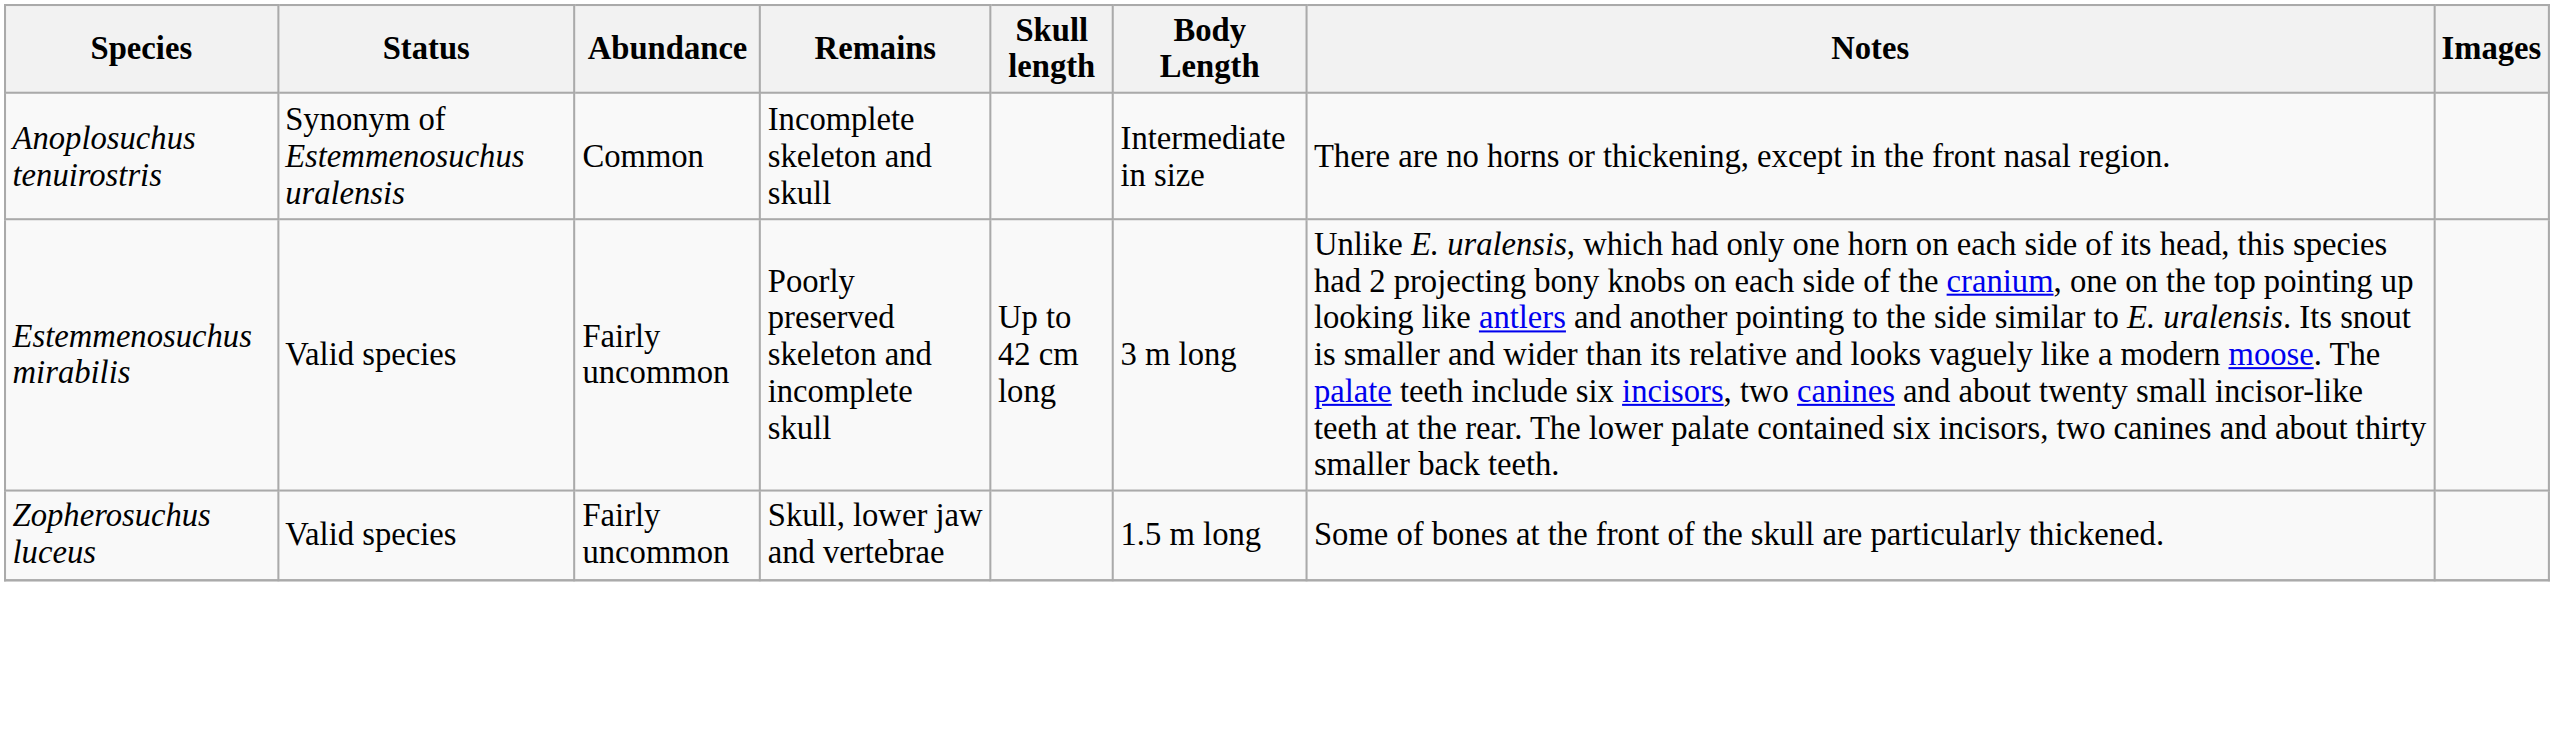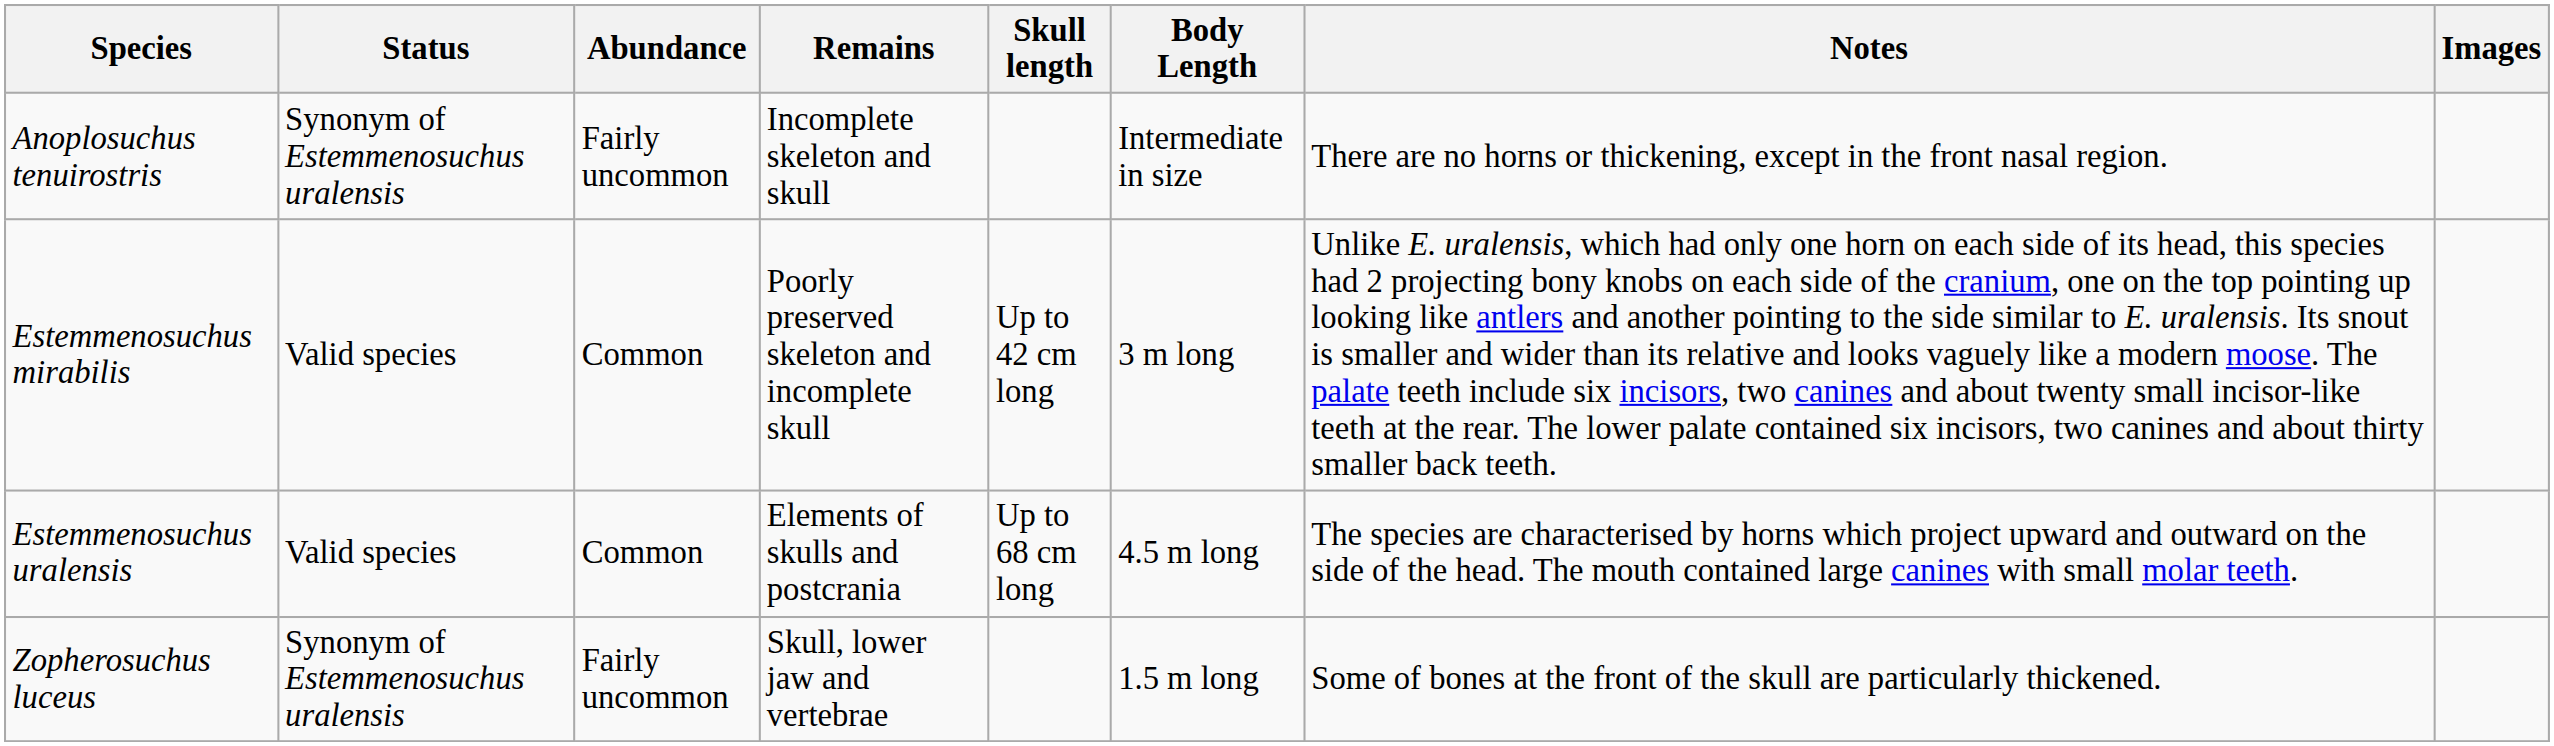(643, 155) Common -> (655, 155) Fairly uncommon
(656, 354) Fairly uncommon -> (642, 354) Common
+ row: (132, 552)
(371, 534) Valid species -> (405, 678) Synonym of Estemmenosuchus uralensis
